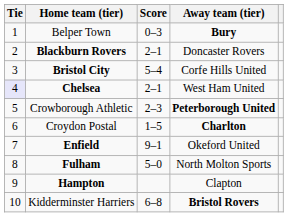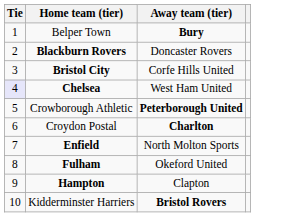- column: (153, 13)
(224, 145) Okeford United -> (191, 145) North Molton Sports
(224, 164) North Molton Sports -> (191, 164) Okeford United
